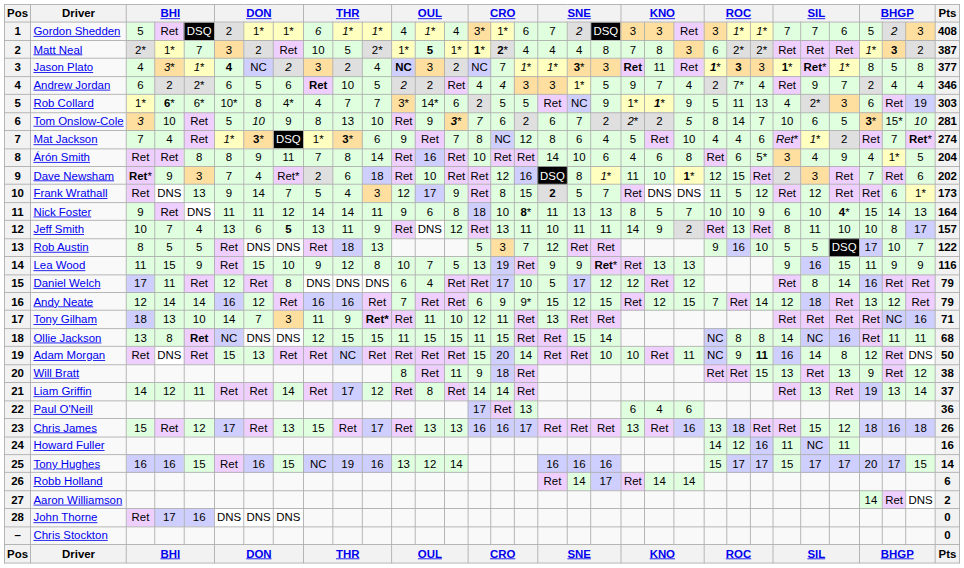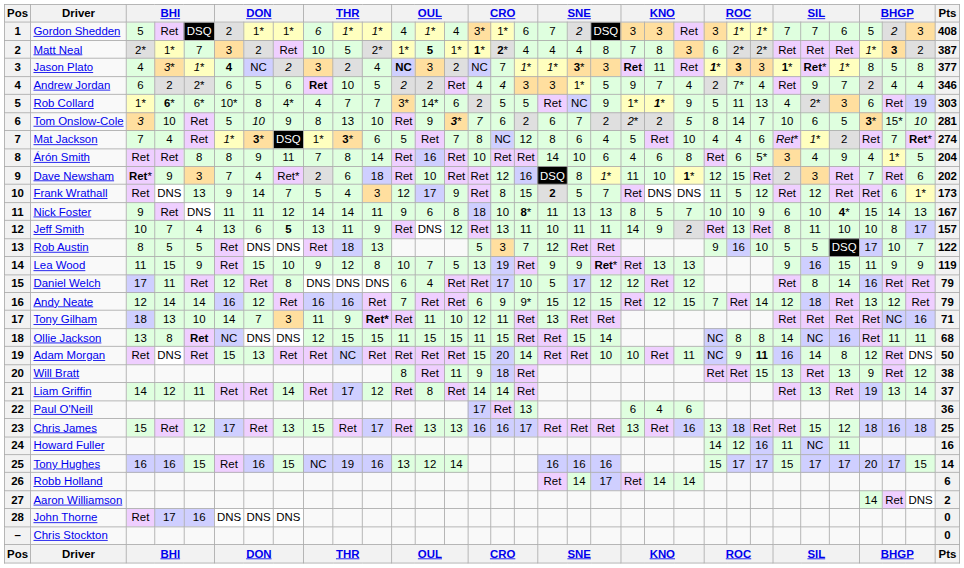(404, 139) 9 -> (404, 139) 5
(947, 211) 164 -> (947, 211) 167
(947, 265) 116 -> (947, 265) 119
(947, 427) 26 -> (947, 427) 25
